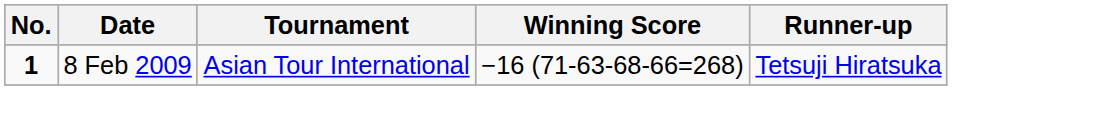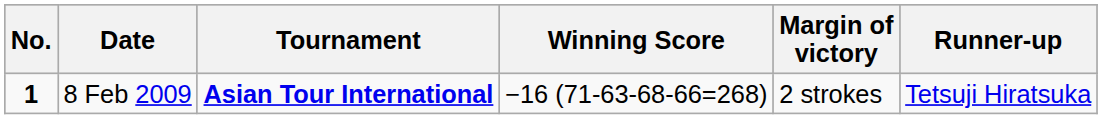+ column: (836, 39)
(337, 65) normal -> (348, 94) bold
